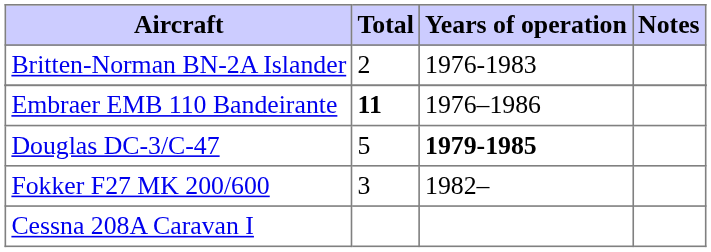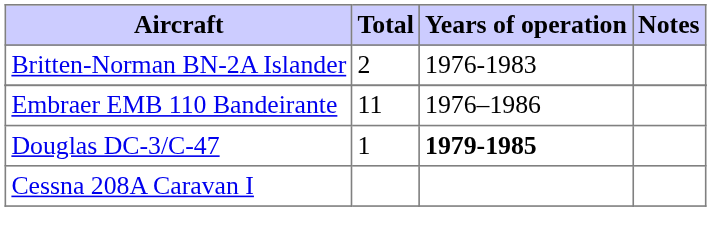(370, 105) bold -> (370, 105) normal
(364, 145) 5 -> (364, 145) 1
- row: (141, 185)
